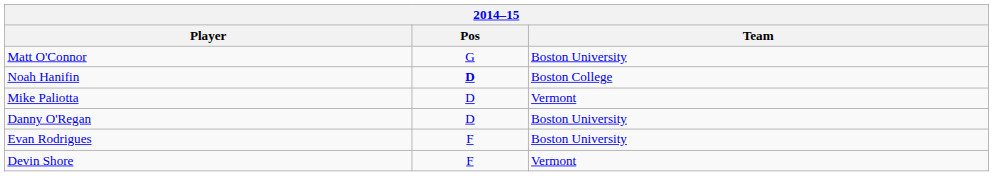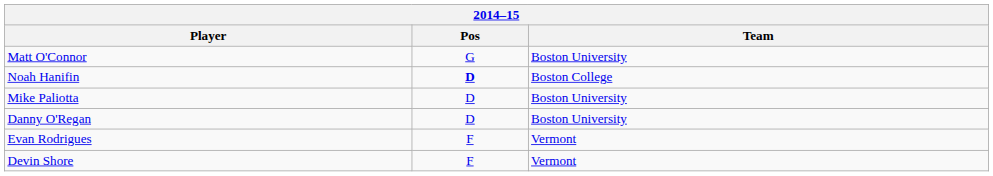(554, 98) Vermont -> (579, 98) Boston University
(579, 139) Boston University -> (554, 139) Vermont
